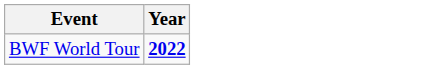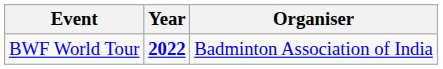+ column: (314, 19)
